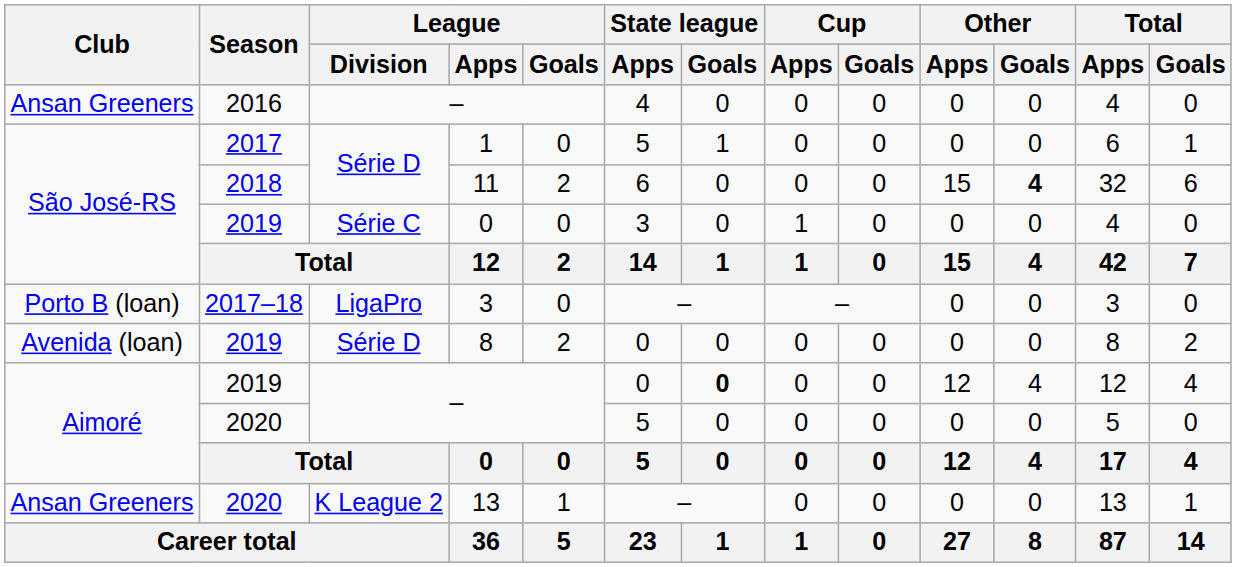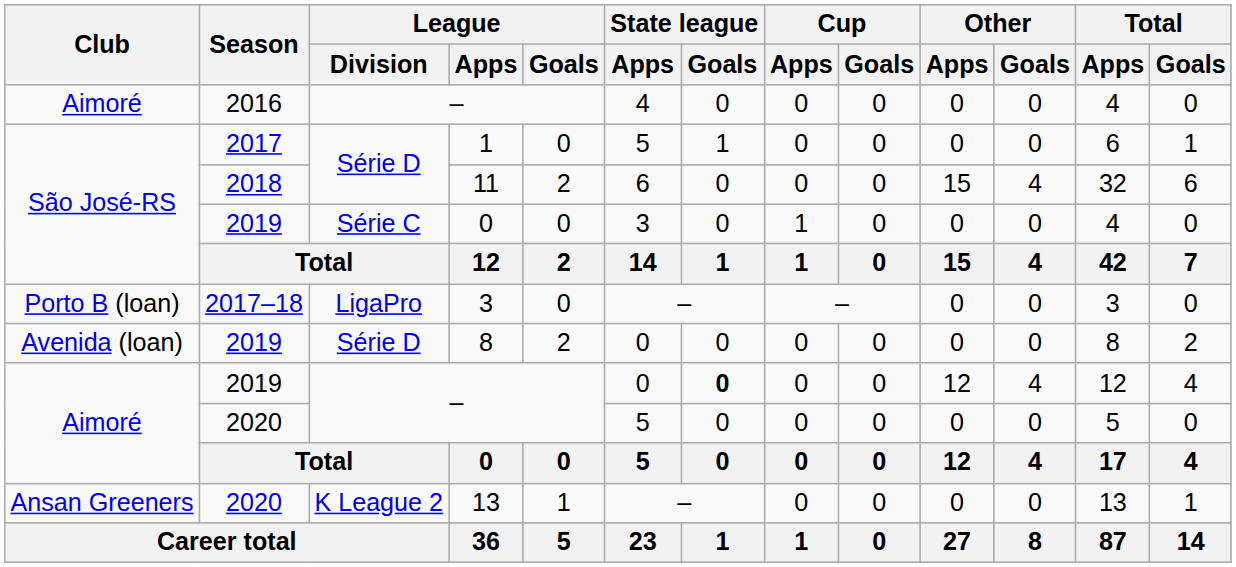(102, 104) Ansan Greeners -> (102, 104) Aimoré
(1035, 183) bold -> (1035, 183) normal
